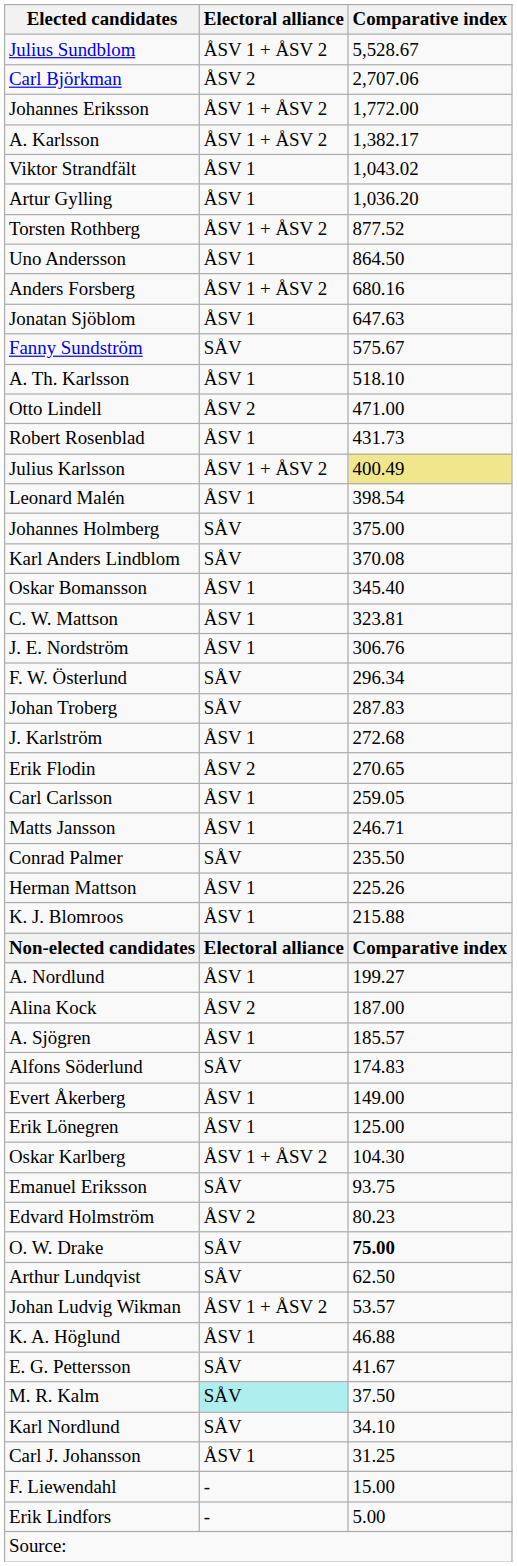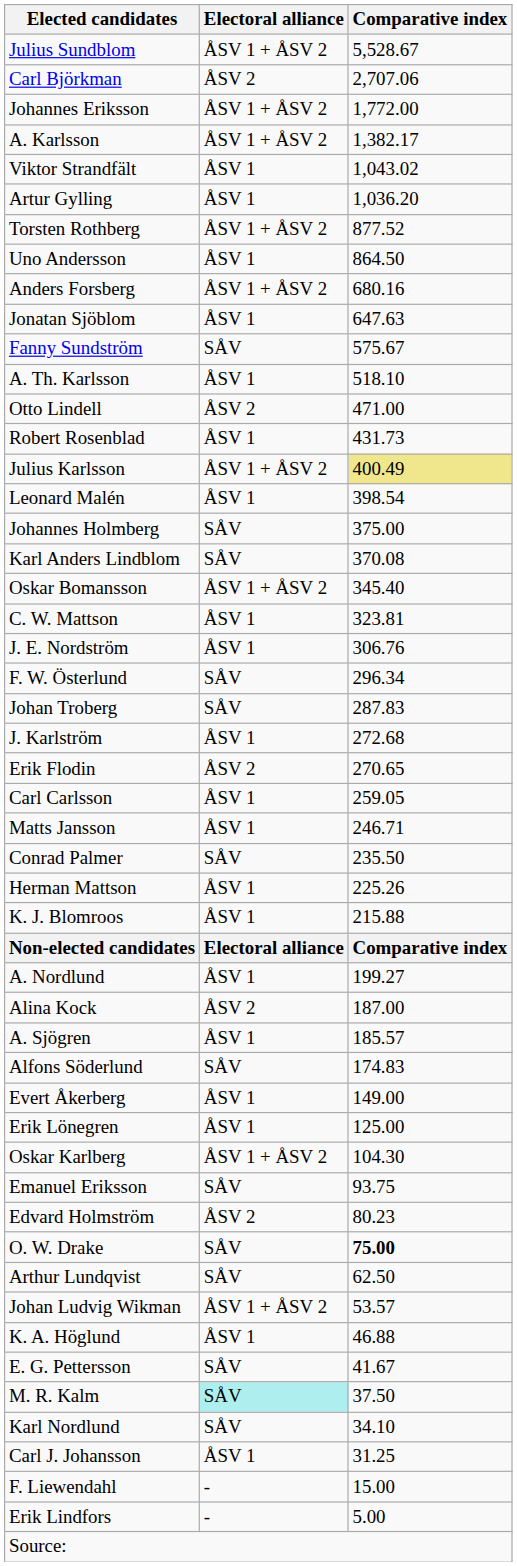(230, 588) ÅSV 1 -> (265, 588) ÅSV 1 + ÅSV 2
